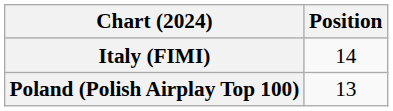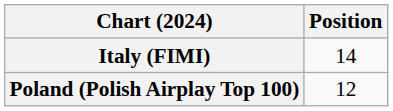(346, 88) 13 -> (346, 88) 12
